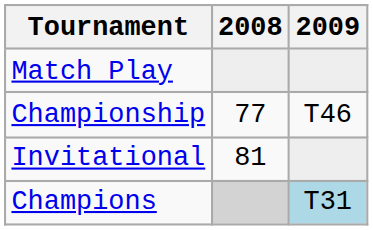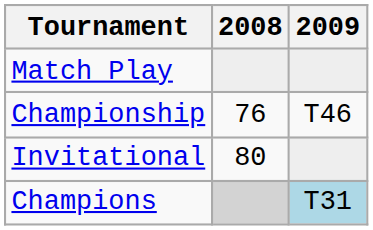(250, 115) 77 -> (250, 115) 76
(250, 159) 81 -> (250, 159) 80
